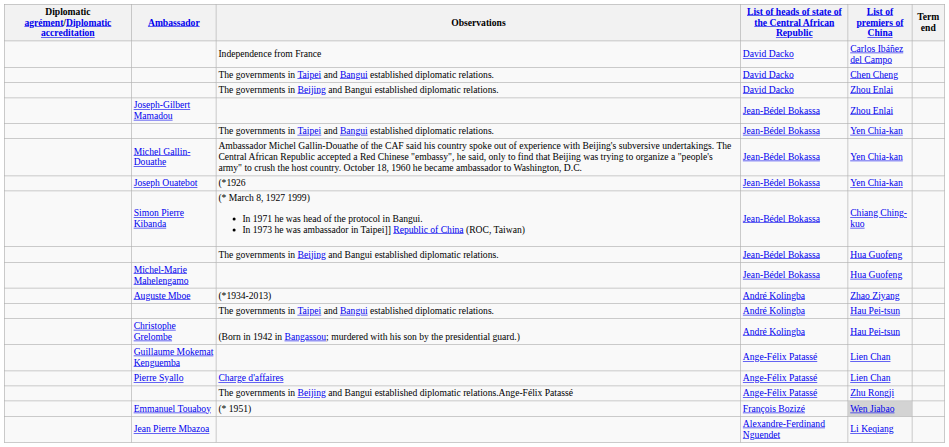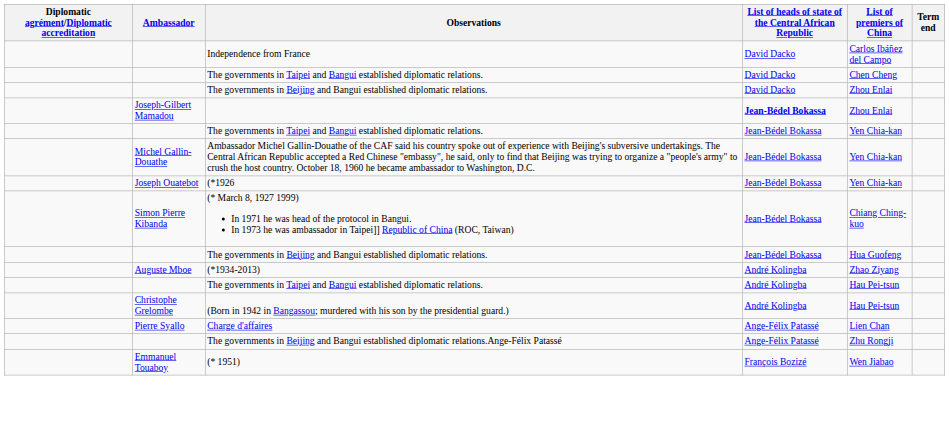(781, 110) normal -> (785, 110) bold
- row: (161, 275)
- row: (174, 357)
(872, 408) lightgrey background -> (872, 362) no background
- row: (172, 429)
